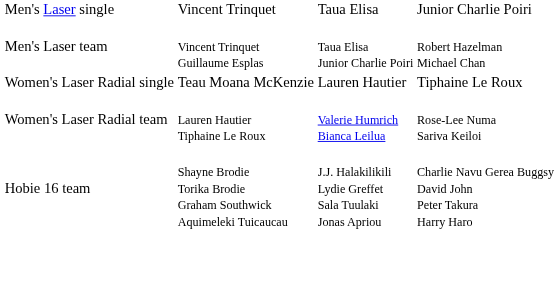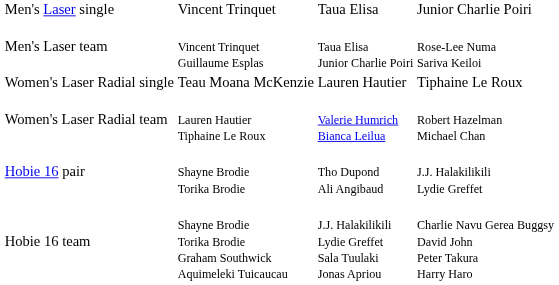(460, 55) Robert Hazelman Michael Chan -> (457, 55) Rose-Lee Numa Sariva Keiloi
(457, 128) Rose-Lee Numa Sariva Keiloi -> (460, 128) Robert Hazelman Michael Chan
+ row: (45, 171)
